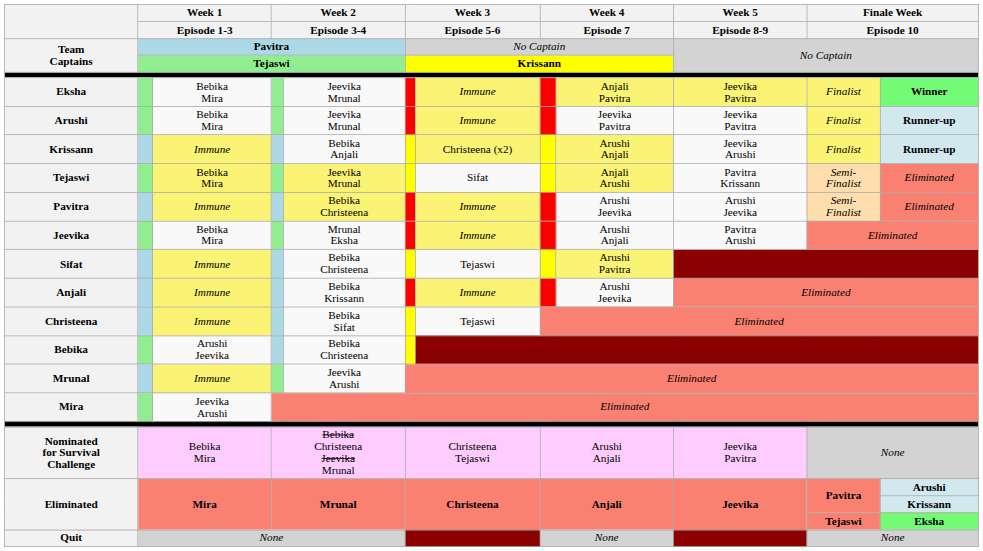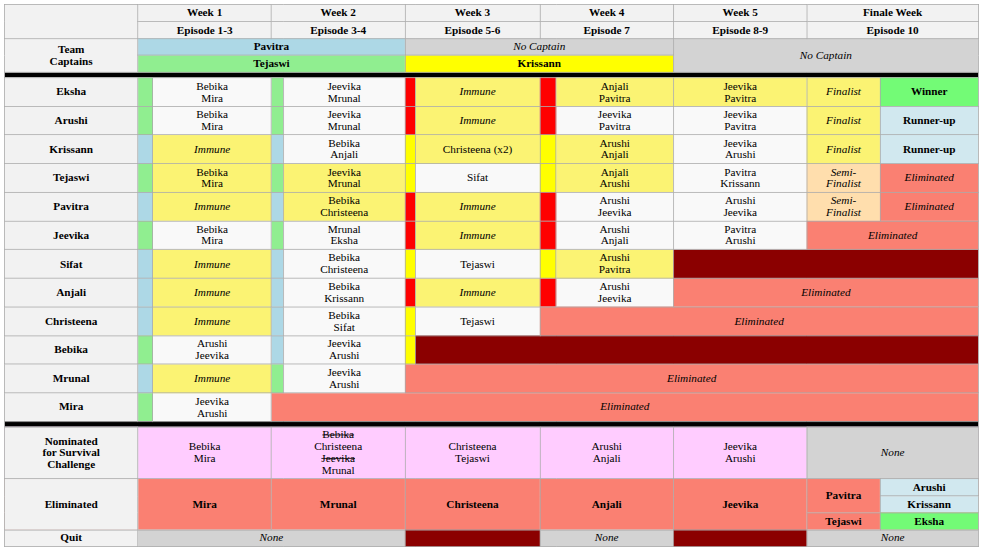(344, 350) Bebika Christeena -> (344, 350) Jeevika Arushi
(740, 453) Jeevika Pavitra -> (740, 453) Jeevika Arushi
